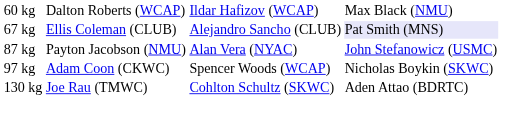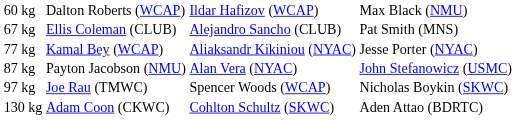(394, 29) lavender background -> (409, 29) no background
+ row: (19, 49)
(108, 68) Adam Coon (CKWC) -> (97, 88) Joe Rau (TMWC)
(97, 88) Joe Rau (TMWC) -> (108, 107) Adam Coon (CKWC)
